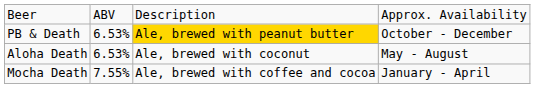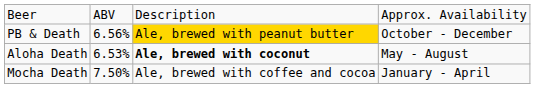(111, 34) 6.53% -> (111, 34) 6.56%
(223, 54) normal -> (223, 54) bold
(111, 73) 7.55% -> (111, 73) 7.50%
